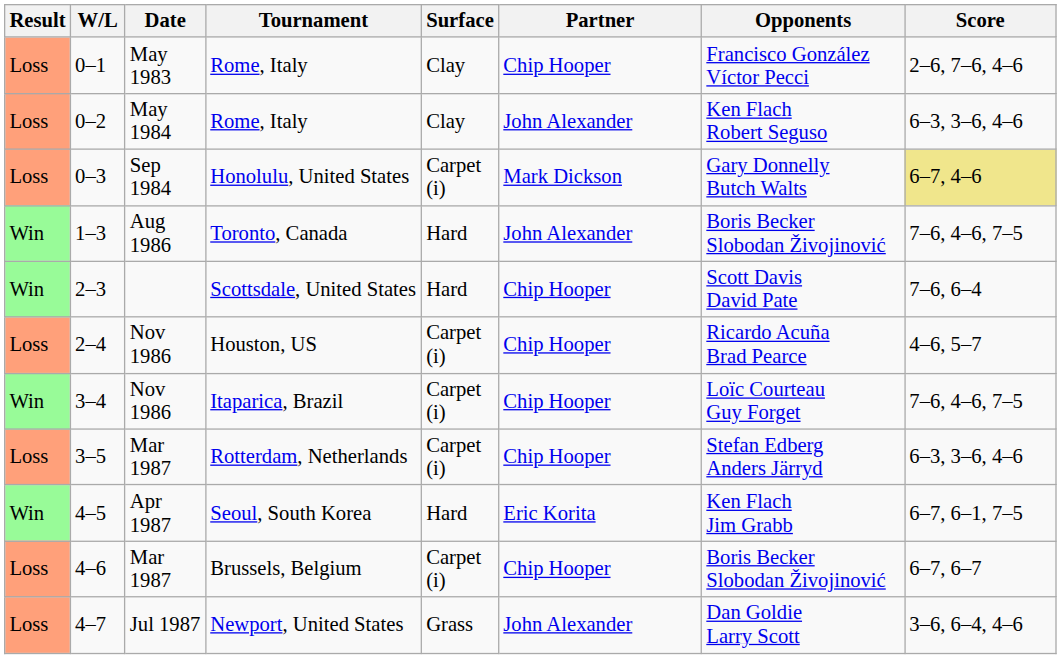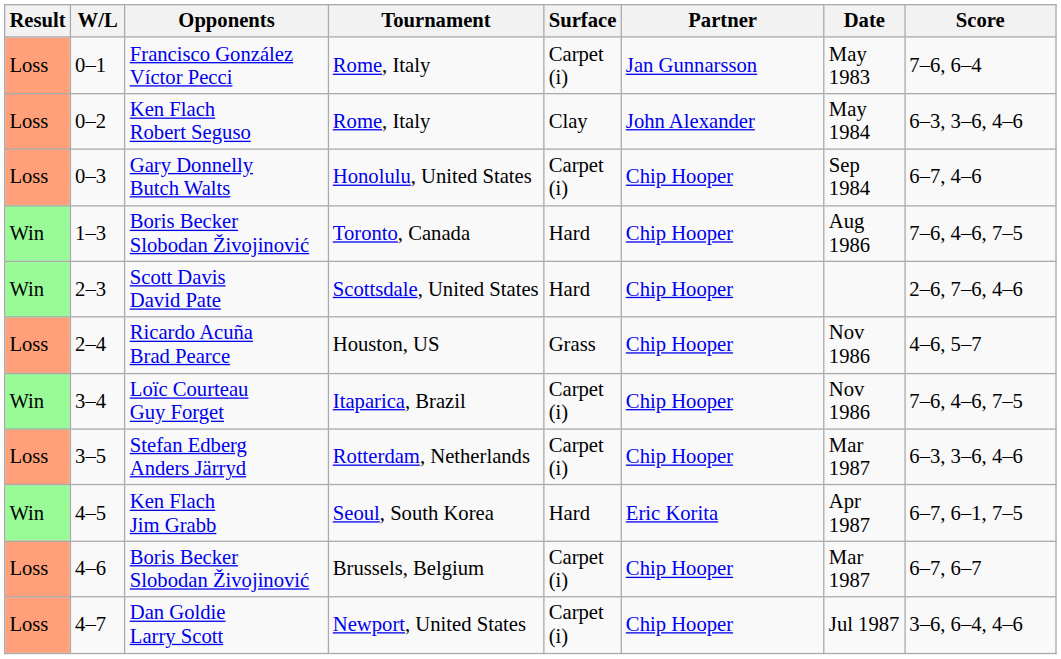columns swapped: (165, 20) <-> (803, 20)
(446, 65) Clay -> (576, 65) Carpet (i)
(557, 65) Chip Hooper -> (691, 65) Jan Gunnarsson
(966, 65) 2–6, 7–6, 4–6 -> (945, 65) 7–6, 6–4
(563, 177) Mark Dickson -> (679, 177) Chip Hooper
(945, 177) khaki background -> (945, 177) no background
(568, 233) John Alexander -> (679, 233) Chip Hooper
(945, 289) 7–6, 6–4 -> (966, 289) 2–6, 7–6, 4–6
(454, 344) Carpet (i) -> (572, 344) Grass
(450, 624) Grass -> (576, 624) Carpet (i)
(568, 624) John Alexander -> (679, 624) Chip Hooper
